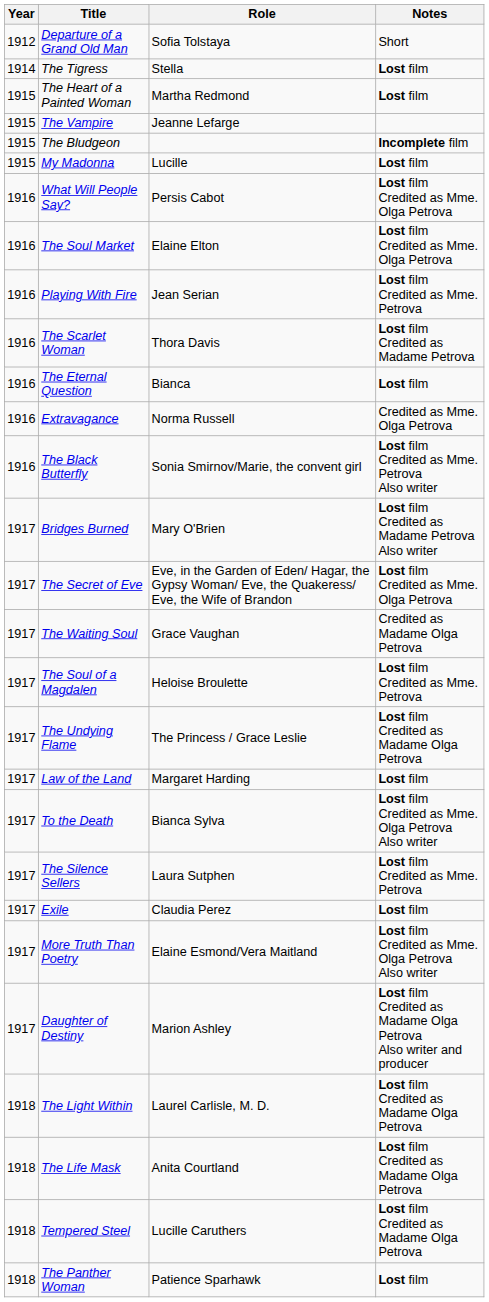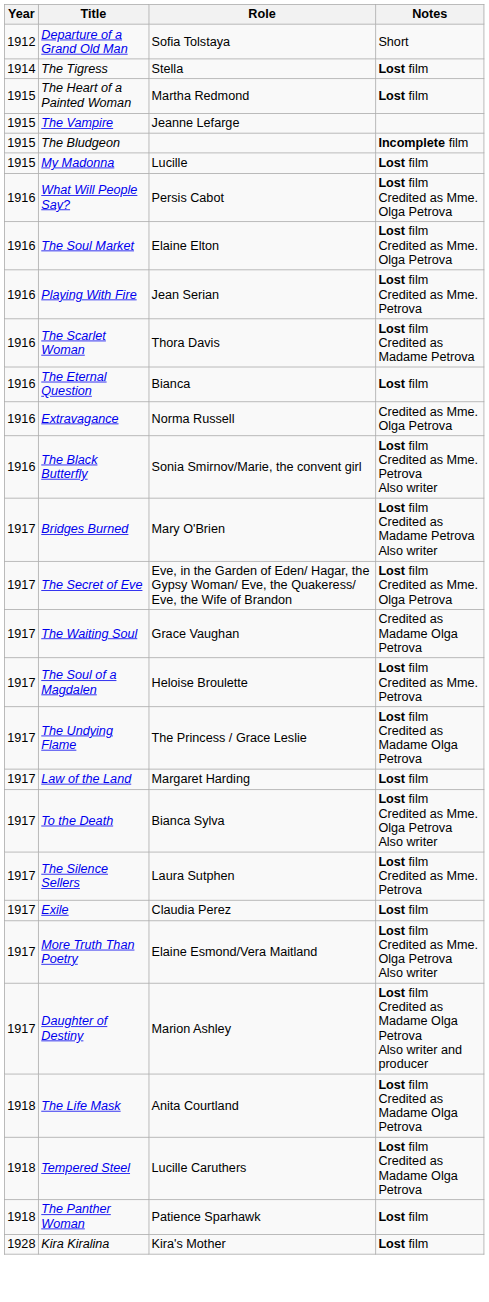- row: (87, 1105)
+ row: (75, 1244)
